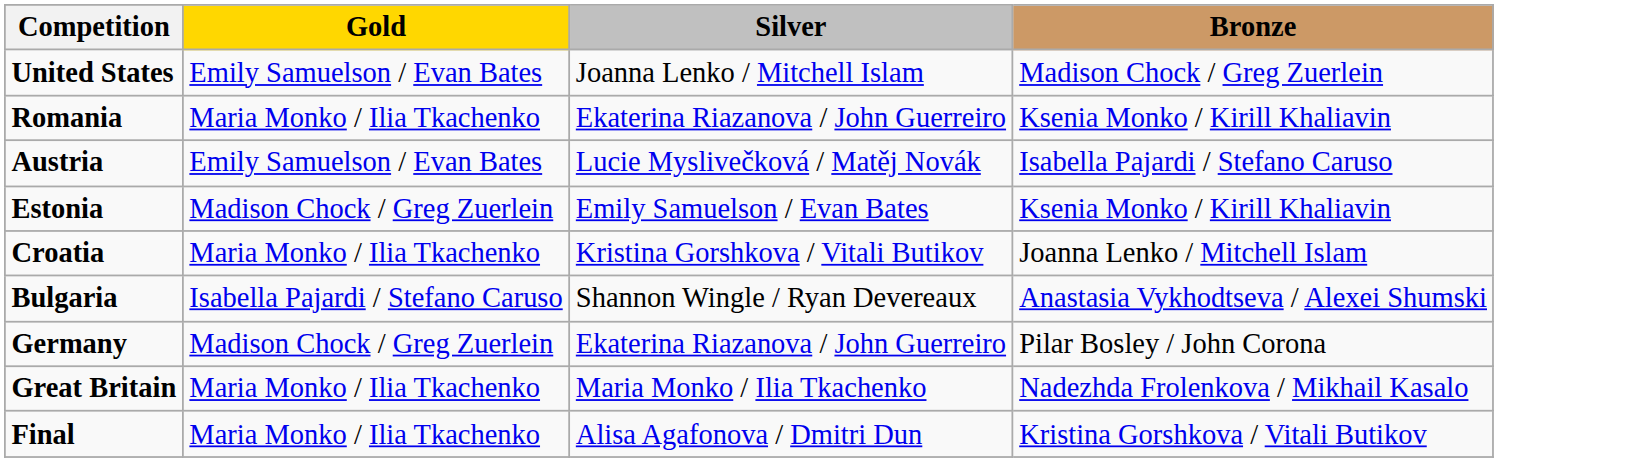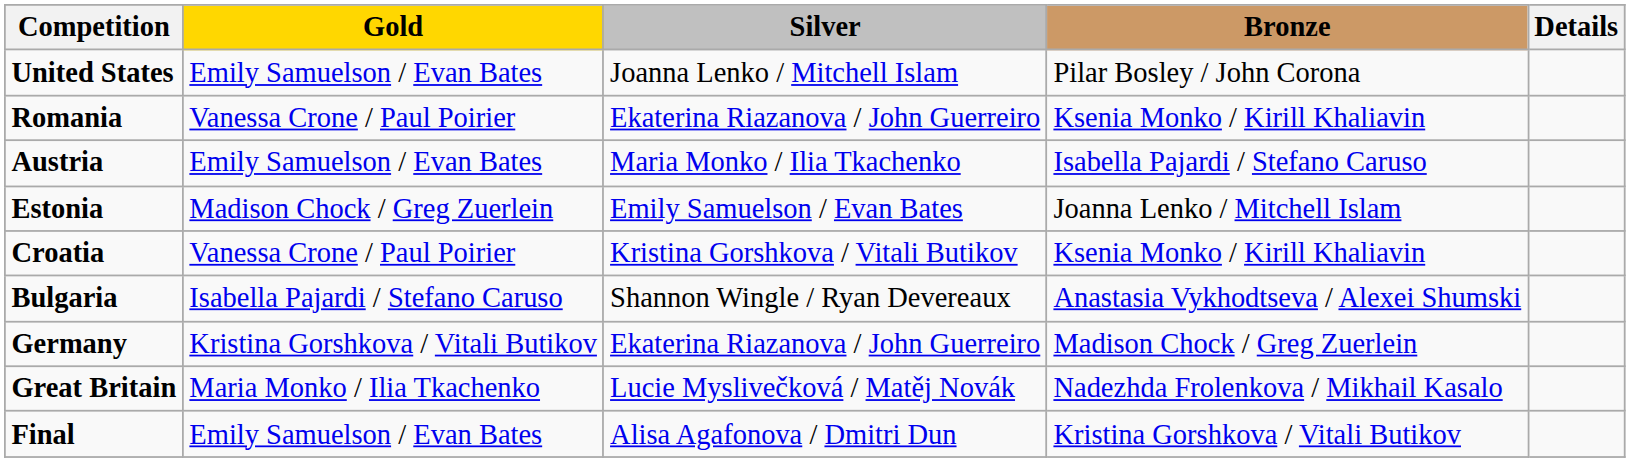+ column: (1576, 27)
(1201, 72) Madison Chock / Greg Zuerlein -> (1207, 72) Pilar Bosley / John Corona
(365, 117) Maria Monko / Ilia Tkachenko -> (352, 117) Vanessa Crone / Paul Poirier
(778, 162) Lucie Myslivečková / Matěj Novák -> (785, 162) Maria Monko / Ilia Tkachenko
(1205, 207) Ksenia Monko / Kirill Khaliavin -> (1227, 207) Joanna Lenko / Mitchell Islam
(365, 252) Maria Monko / Ilia Tkachenko -> (352, 252) Vanessa Crone / Paul Poirier
(1193, 252) Joanna Lenko / Mitchell Islam -> (1239, 252) Ksenia Monko / Kirill Khaliavin
(371, 343) Madison Chock / Greg Zuerlein -> (393, 343) Kristina Gorshkova / Vitali Butikov
(1173, 343) Pilar Bosley / John Corona -> (1235, 343) Madison Chock / Greg Zuerlein
(751, 388) Maria Monko / Ilia Tkachenko -> (813, 388) Lucie Myslivečková / Matěj Novák
(365, 433) Maria Monko / Ilia Tkachenko -> (366, 433) Emily Samuelson / Evan Bates
